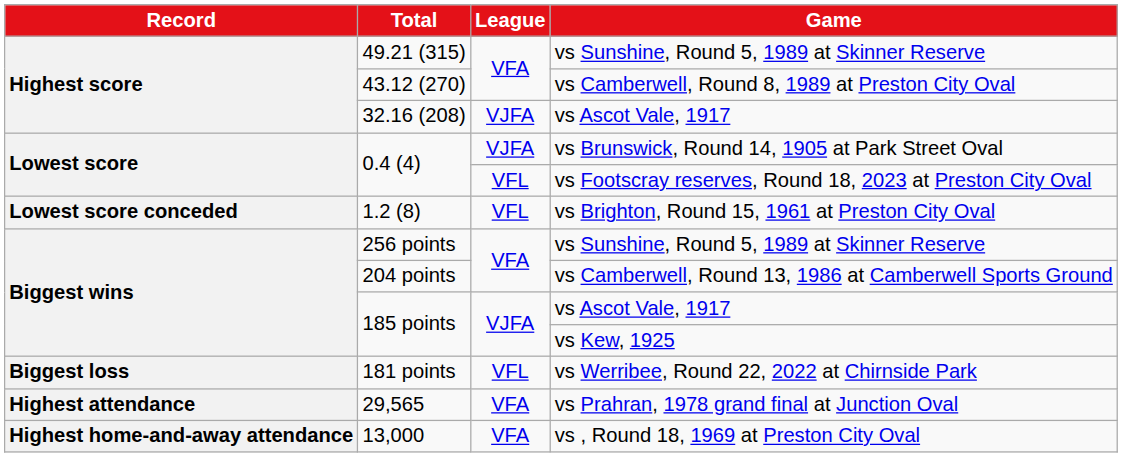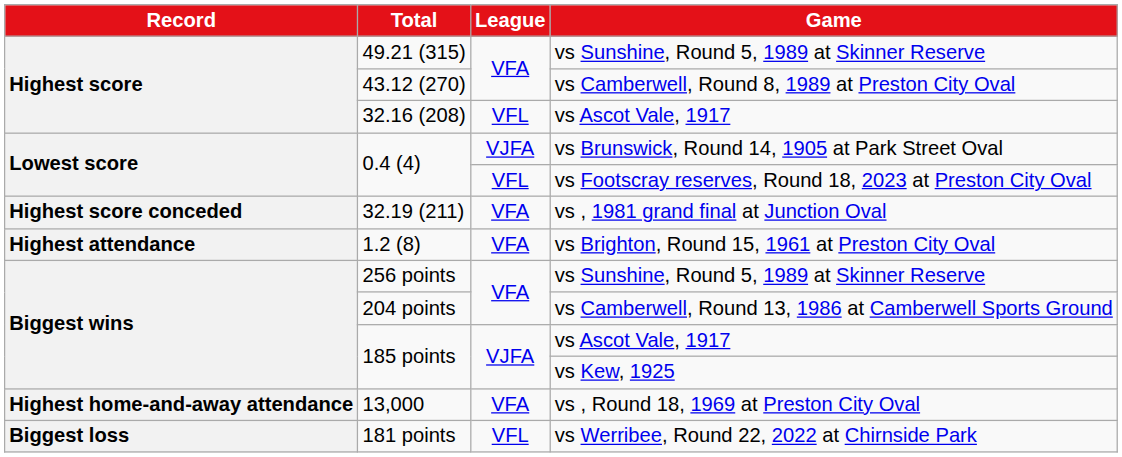(510, 116) VJFA -> (510, 116) VFL
+ row: (413, 212)
(124, 212) Lowest score conceded -> (102, 244) Highest attendance
(510, 212) VFL -> (510, 244) VFA
rows swapped: (409, 372) <-> (393, 436)
- row: (393, 404)
